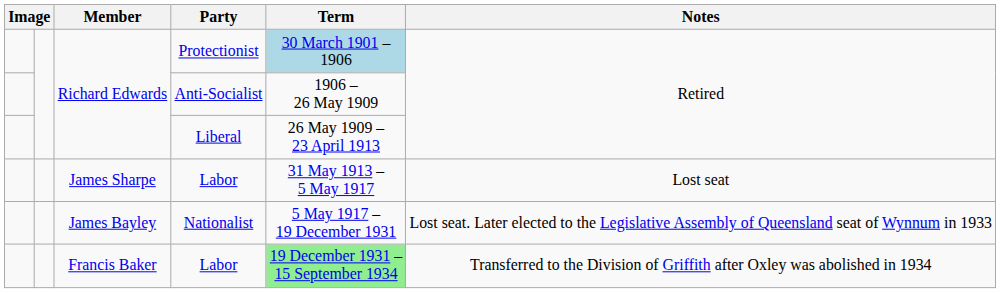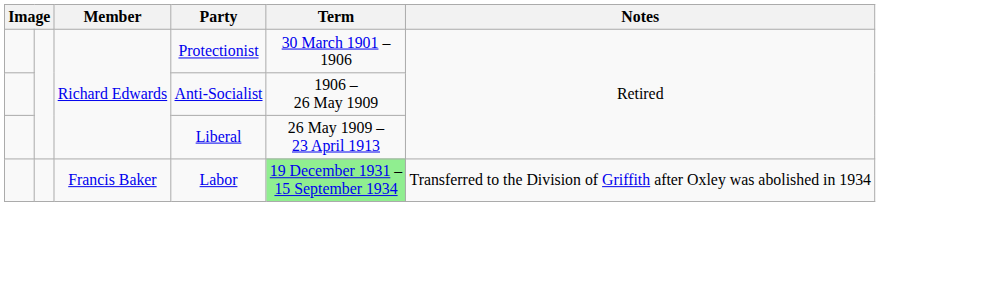(336, 51) lightblue background -> (336, 51) no background
- row: (112, 179)
- row: (112, 222)
